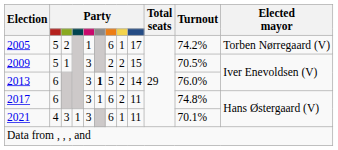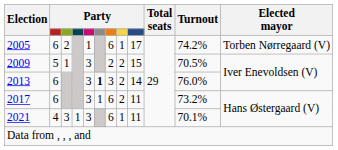(56, 44) 5 -> (56, 44) 6
(111, 81) 5 -> (111, 81) 3
(192, 99) 74.8% -> (192, 99) 73.2%
